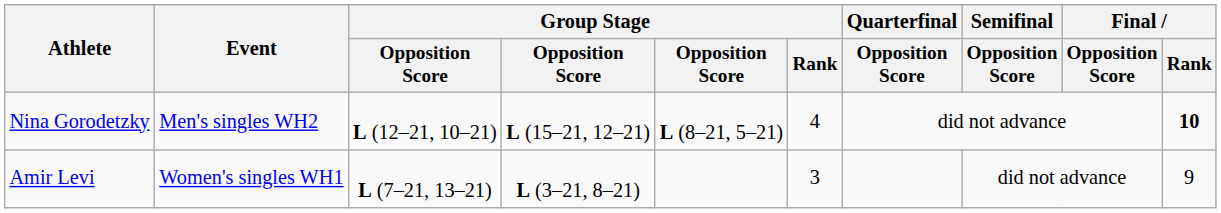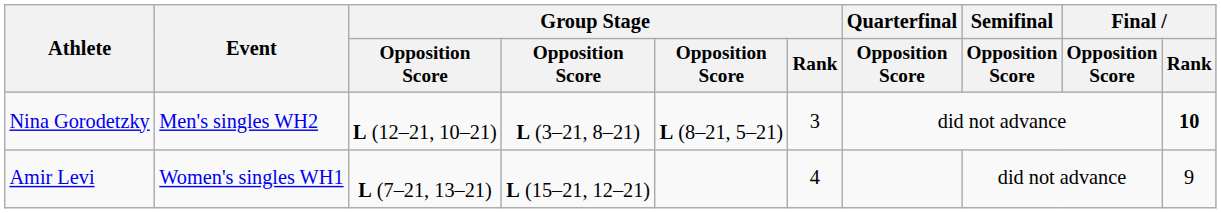(578, 133) L (15–21, 12–21) -> (578, 133) L (3–21, 8–21)
(815, 121) 4 -> (815, 121) 3
(578, 190) L (3–21, 8–21) -> (578, 190) L (15–21, 12–21)
(815, 178) 3 -> (815, 178) 4
